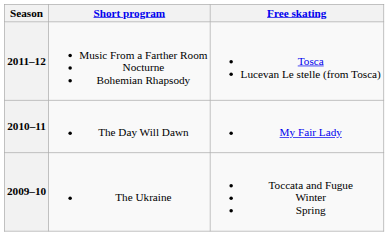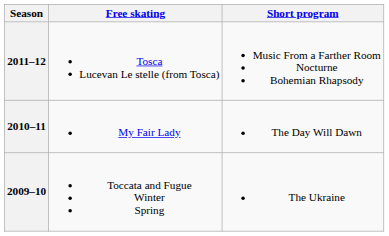columns swapped: (129, 13) <-> (297, 13)
